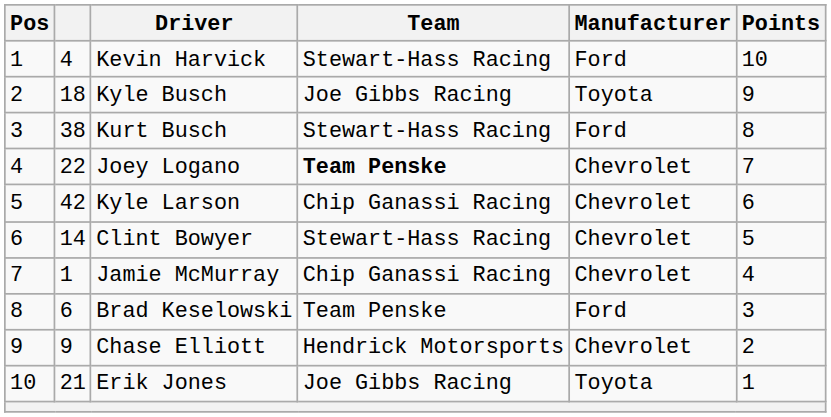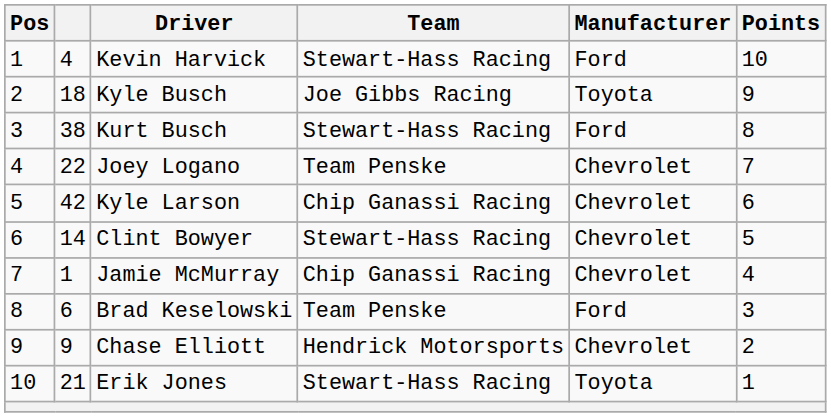(375, 167) bold -> (375, 167) normal
(407, 383) Joe Gibbs Racing -> (427, 383) Stewart-Hass Racing
